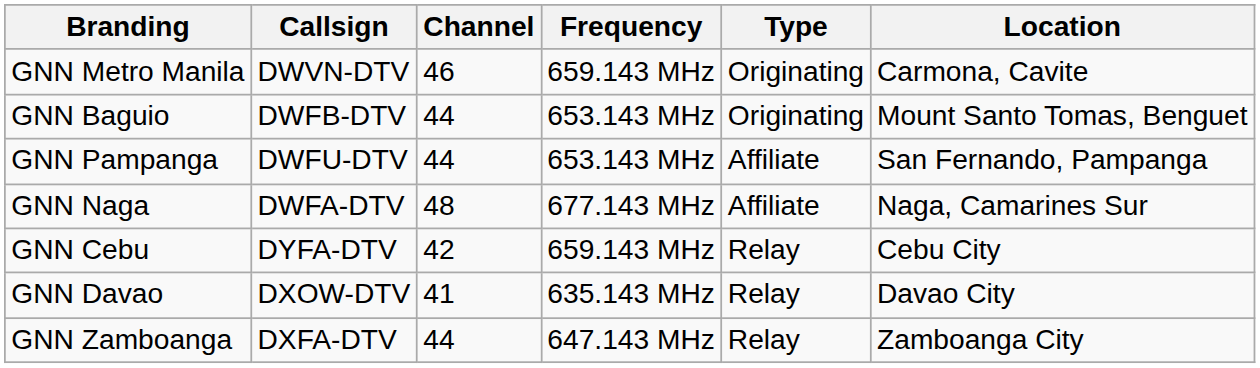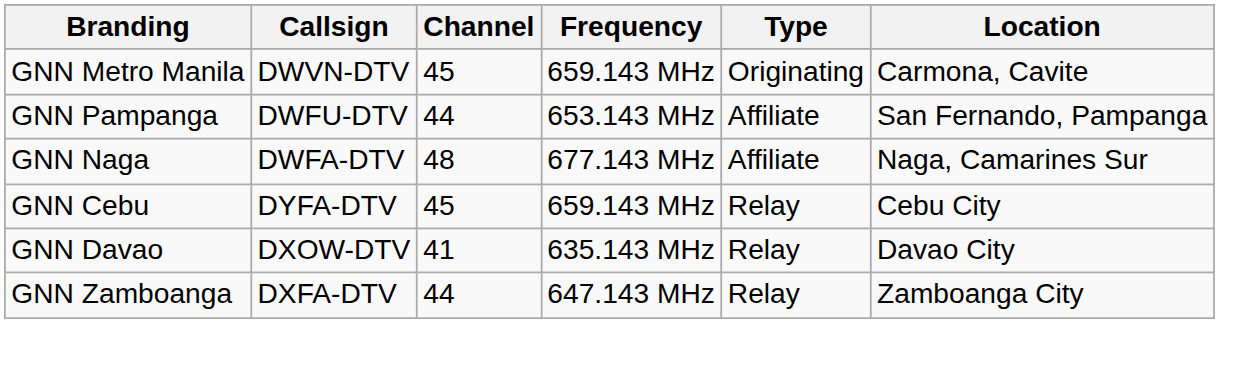(439, 71) 46 -> (439, 71) 45
- row: (90, 116)
(439, 250) 42 -> (439, 205) 45
